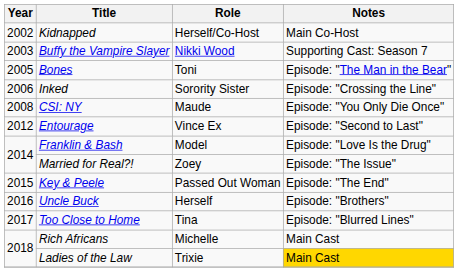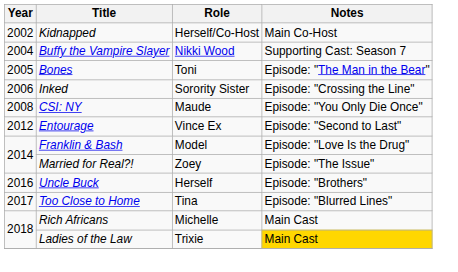(20, 51) 2003 -> (20, 51) 2004
- row: (71, 182)
